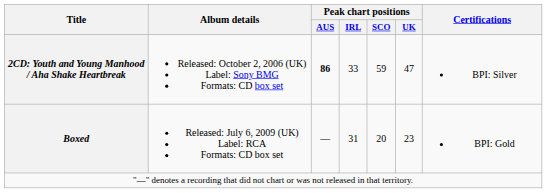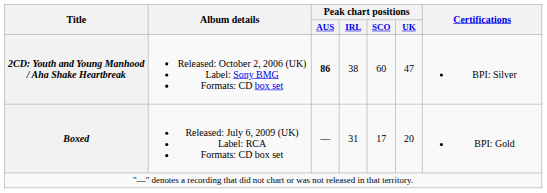(353, 69) 33 -> (353, 69) 38
(381, 69) 59 -> (381, 69) 60
(381, 138) 20 -> (381, 138) 17
(409, 138) 23 -> (409, 138) 20
